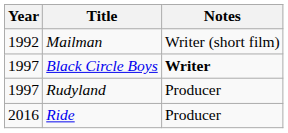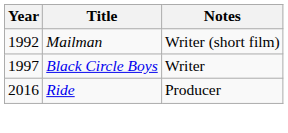(188, 66) bold -> (185, 66) normal
- row: (76, 90)
